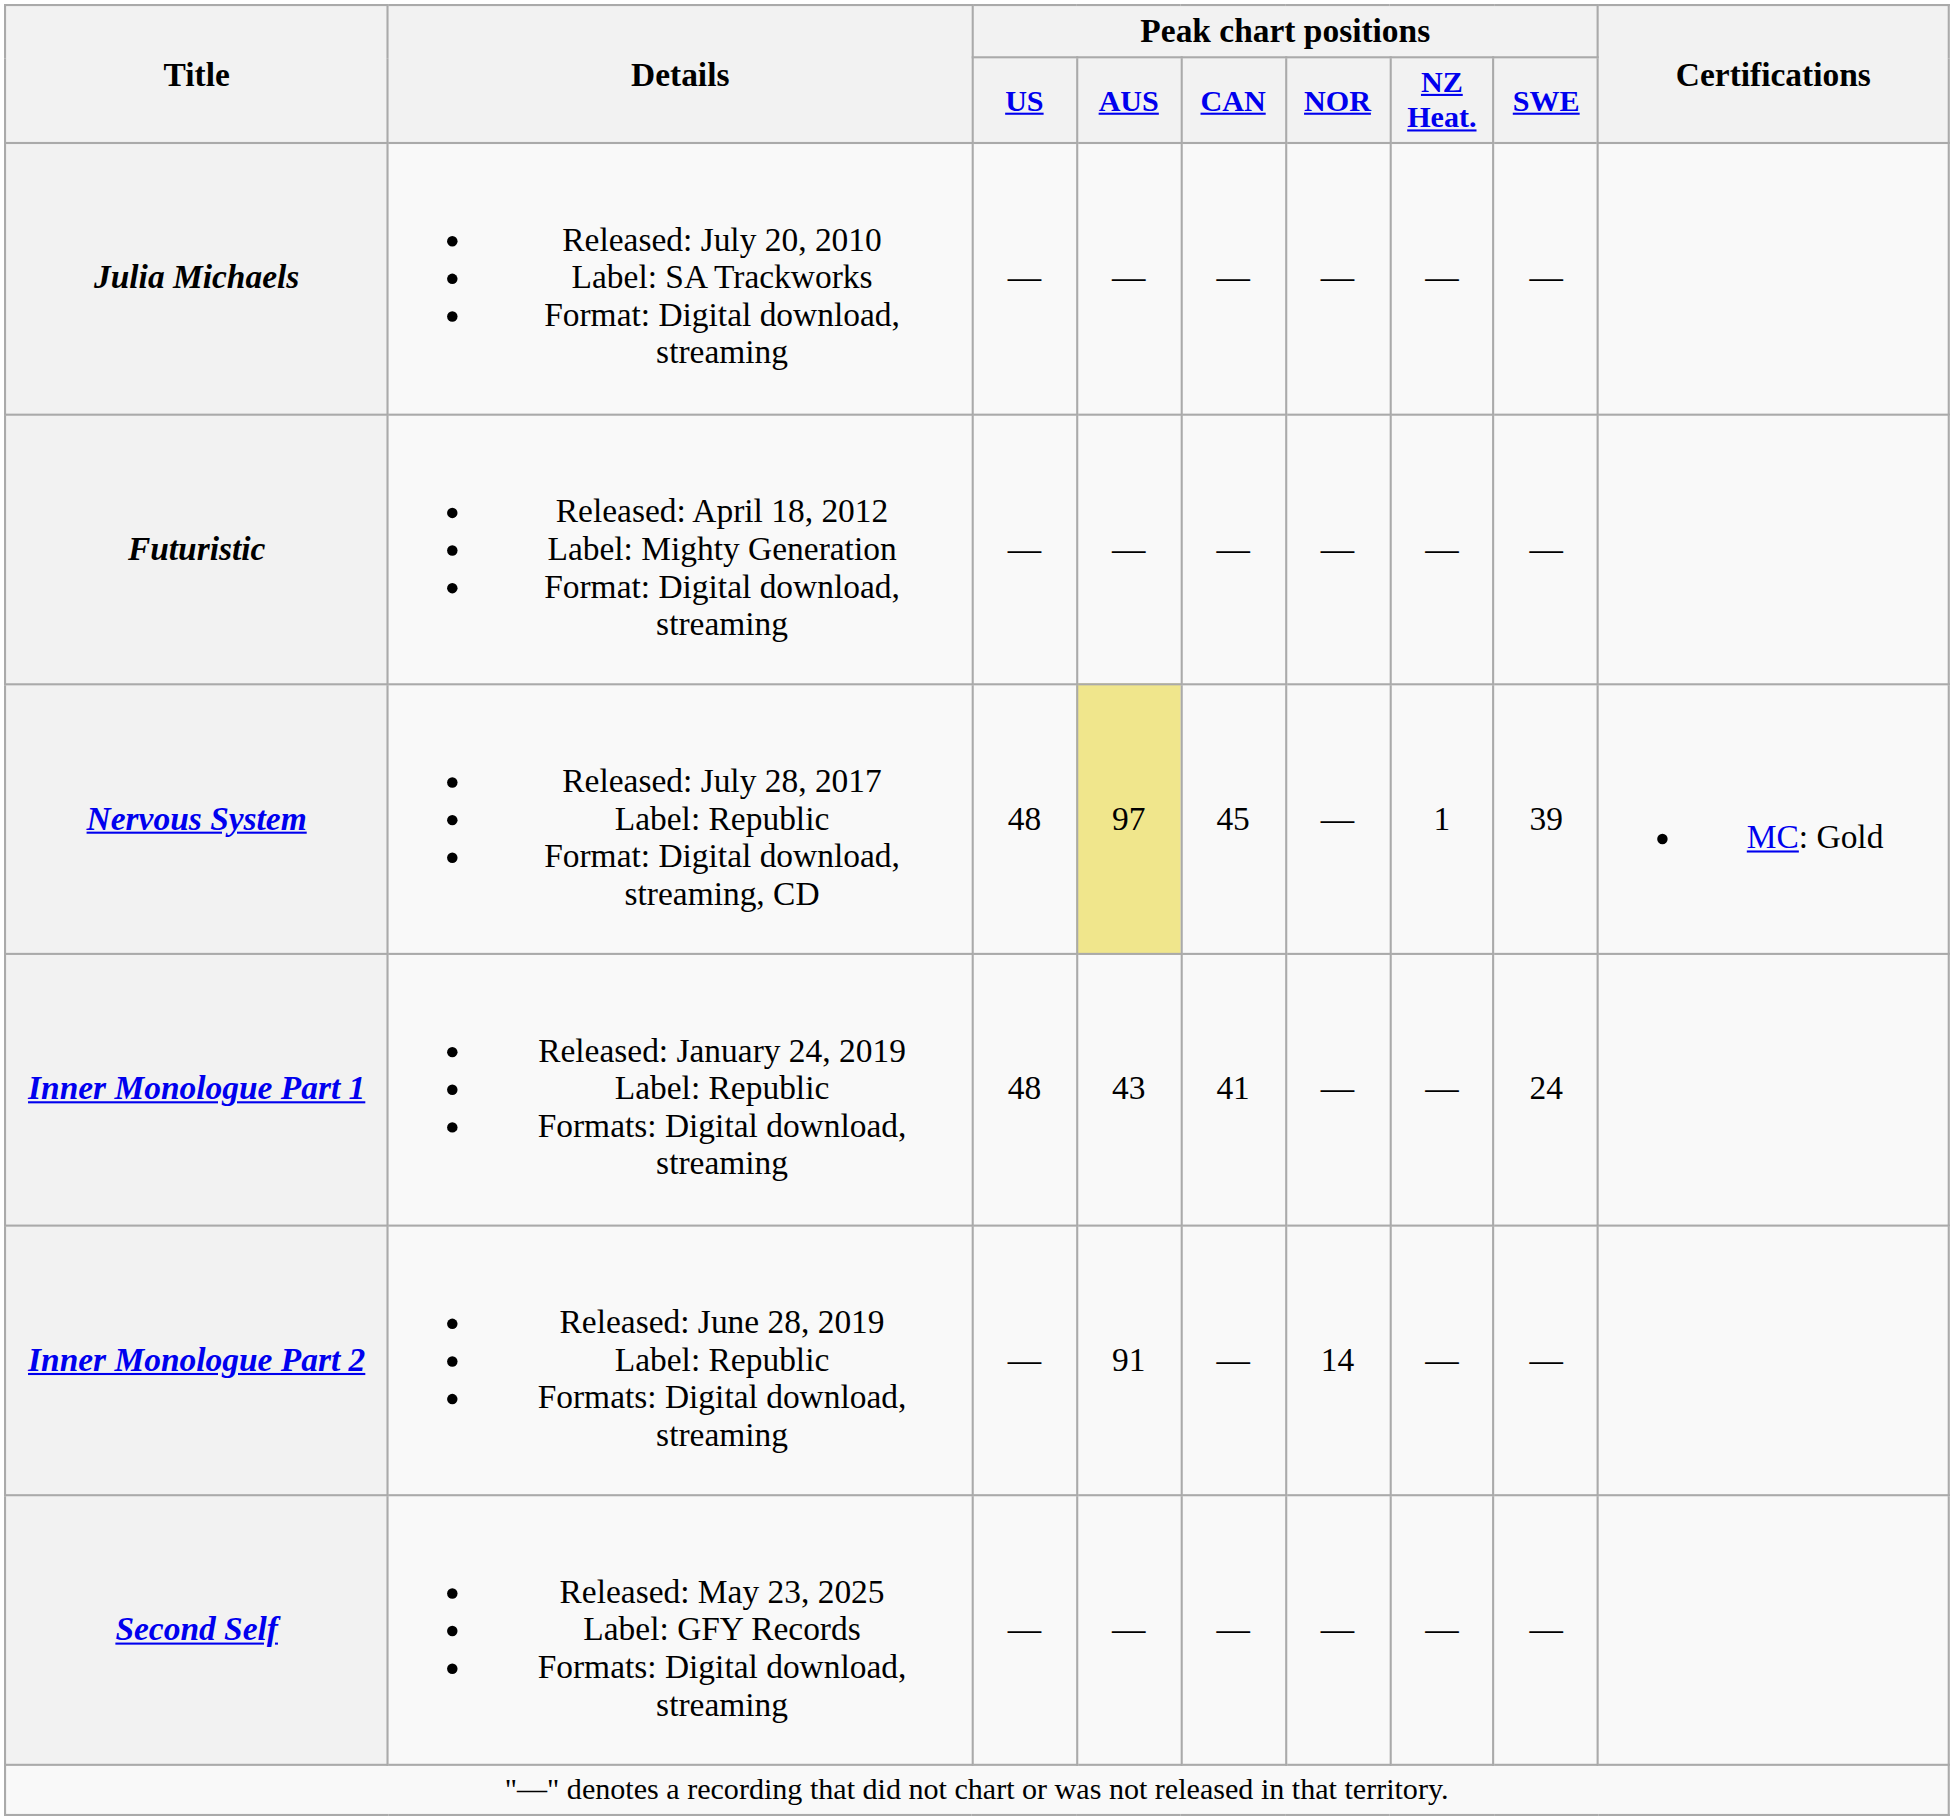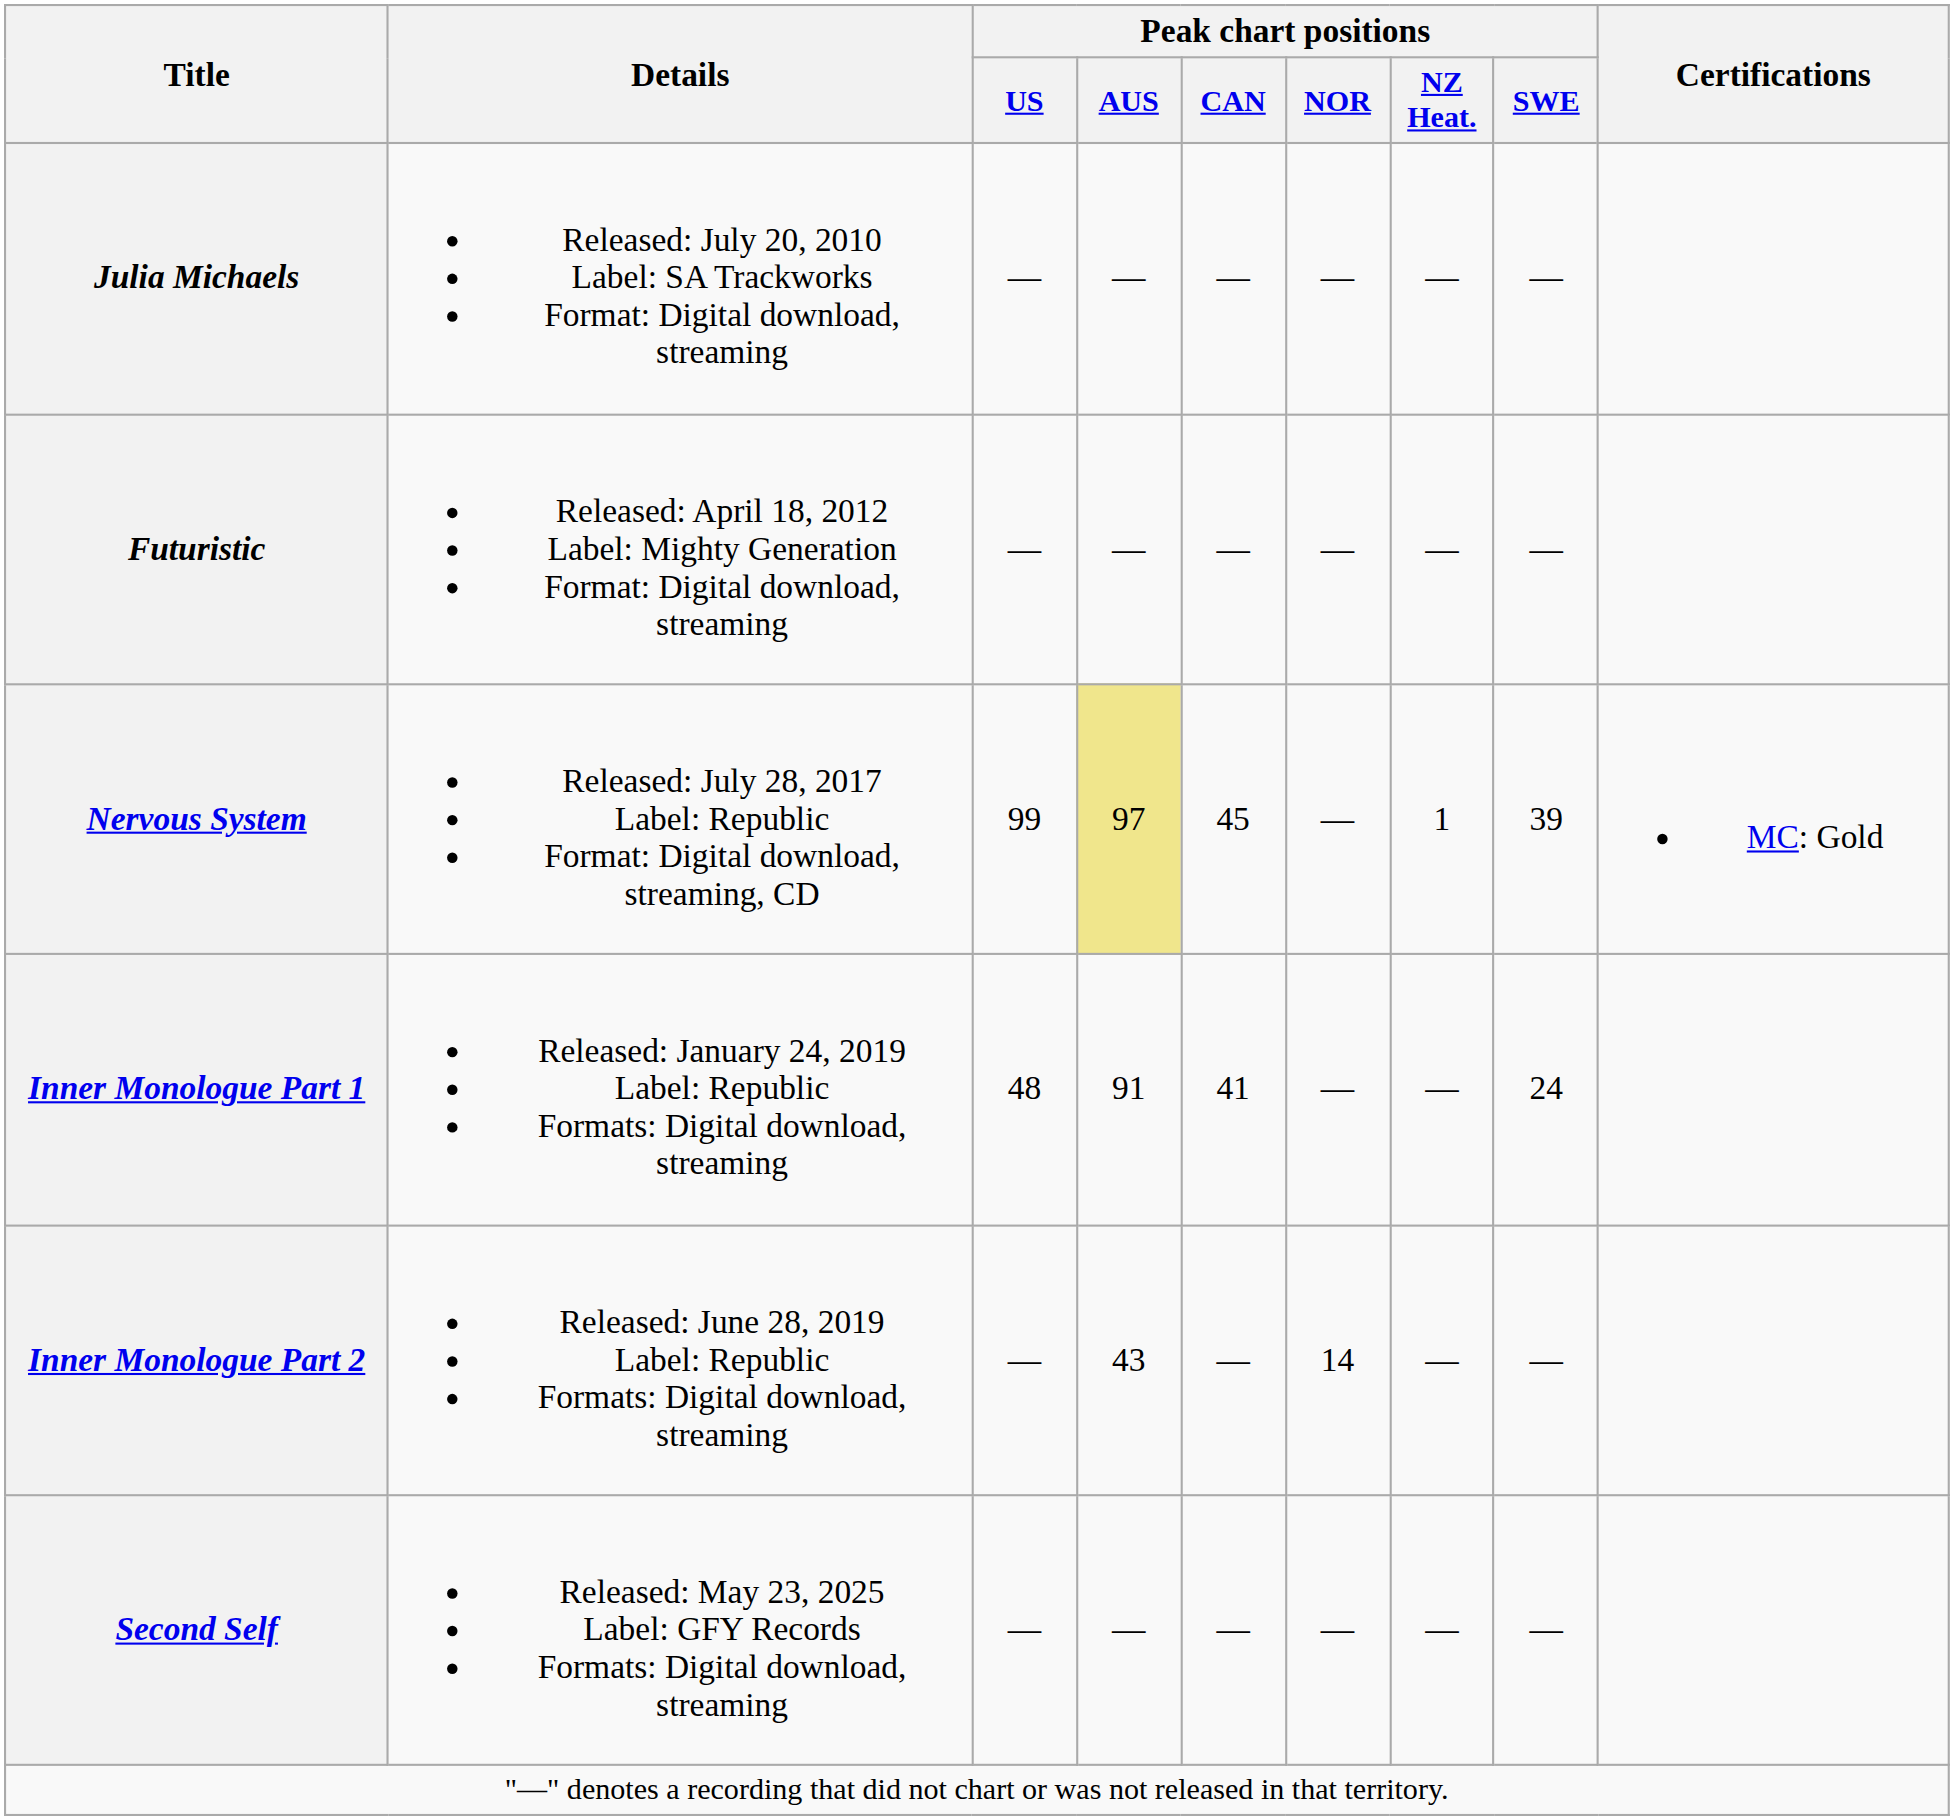(1024, 818) 48 -> (1024, 818) 99
(1129, 1089) 43 -> (1129, 1089) 91
(1129, 1359) 91 -> (1129, 1359) 43
